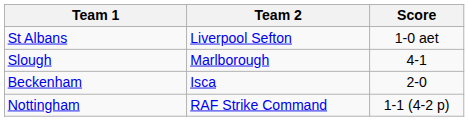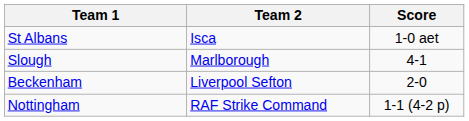(241, 37) Liverpool Sefton -> (203, 37) Isca
(203, 82) Isca -> (241, 82) Liverpool Sefton
